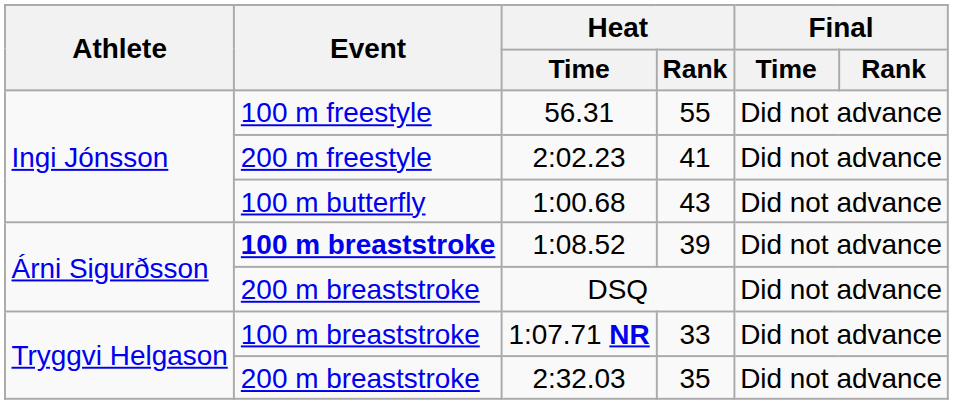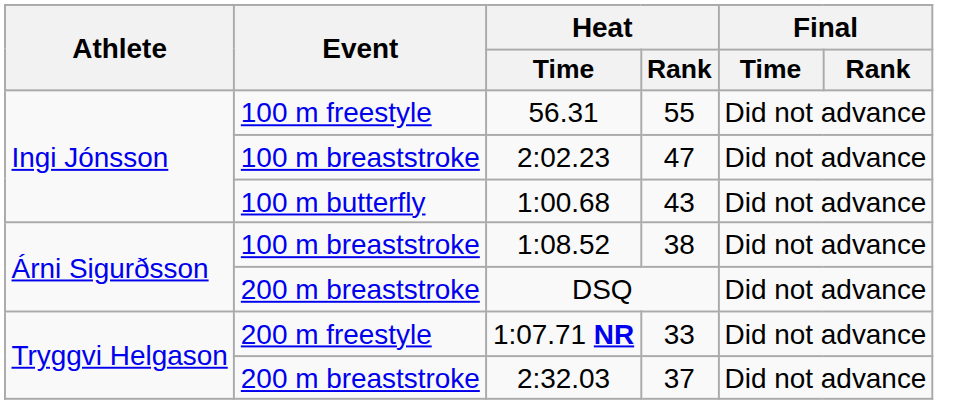(336, 157) 200 m freestyle -> (360, 157) 100 m breaststroke
(695, 157) 41 -> (679, 157) 47
(368, 246) bold -> (360, 246) normal
(695, 246) 39 -> (679, 246) 38
(360, 334) 100 m breaststroke -> (336, 334) 200 m freestyle
(695, 378) 35 -> (679, 378) 37
